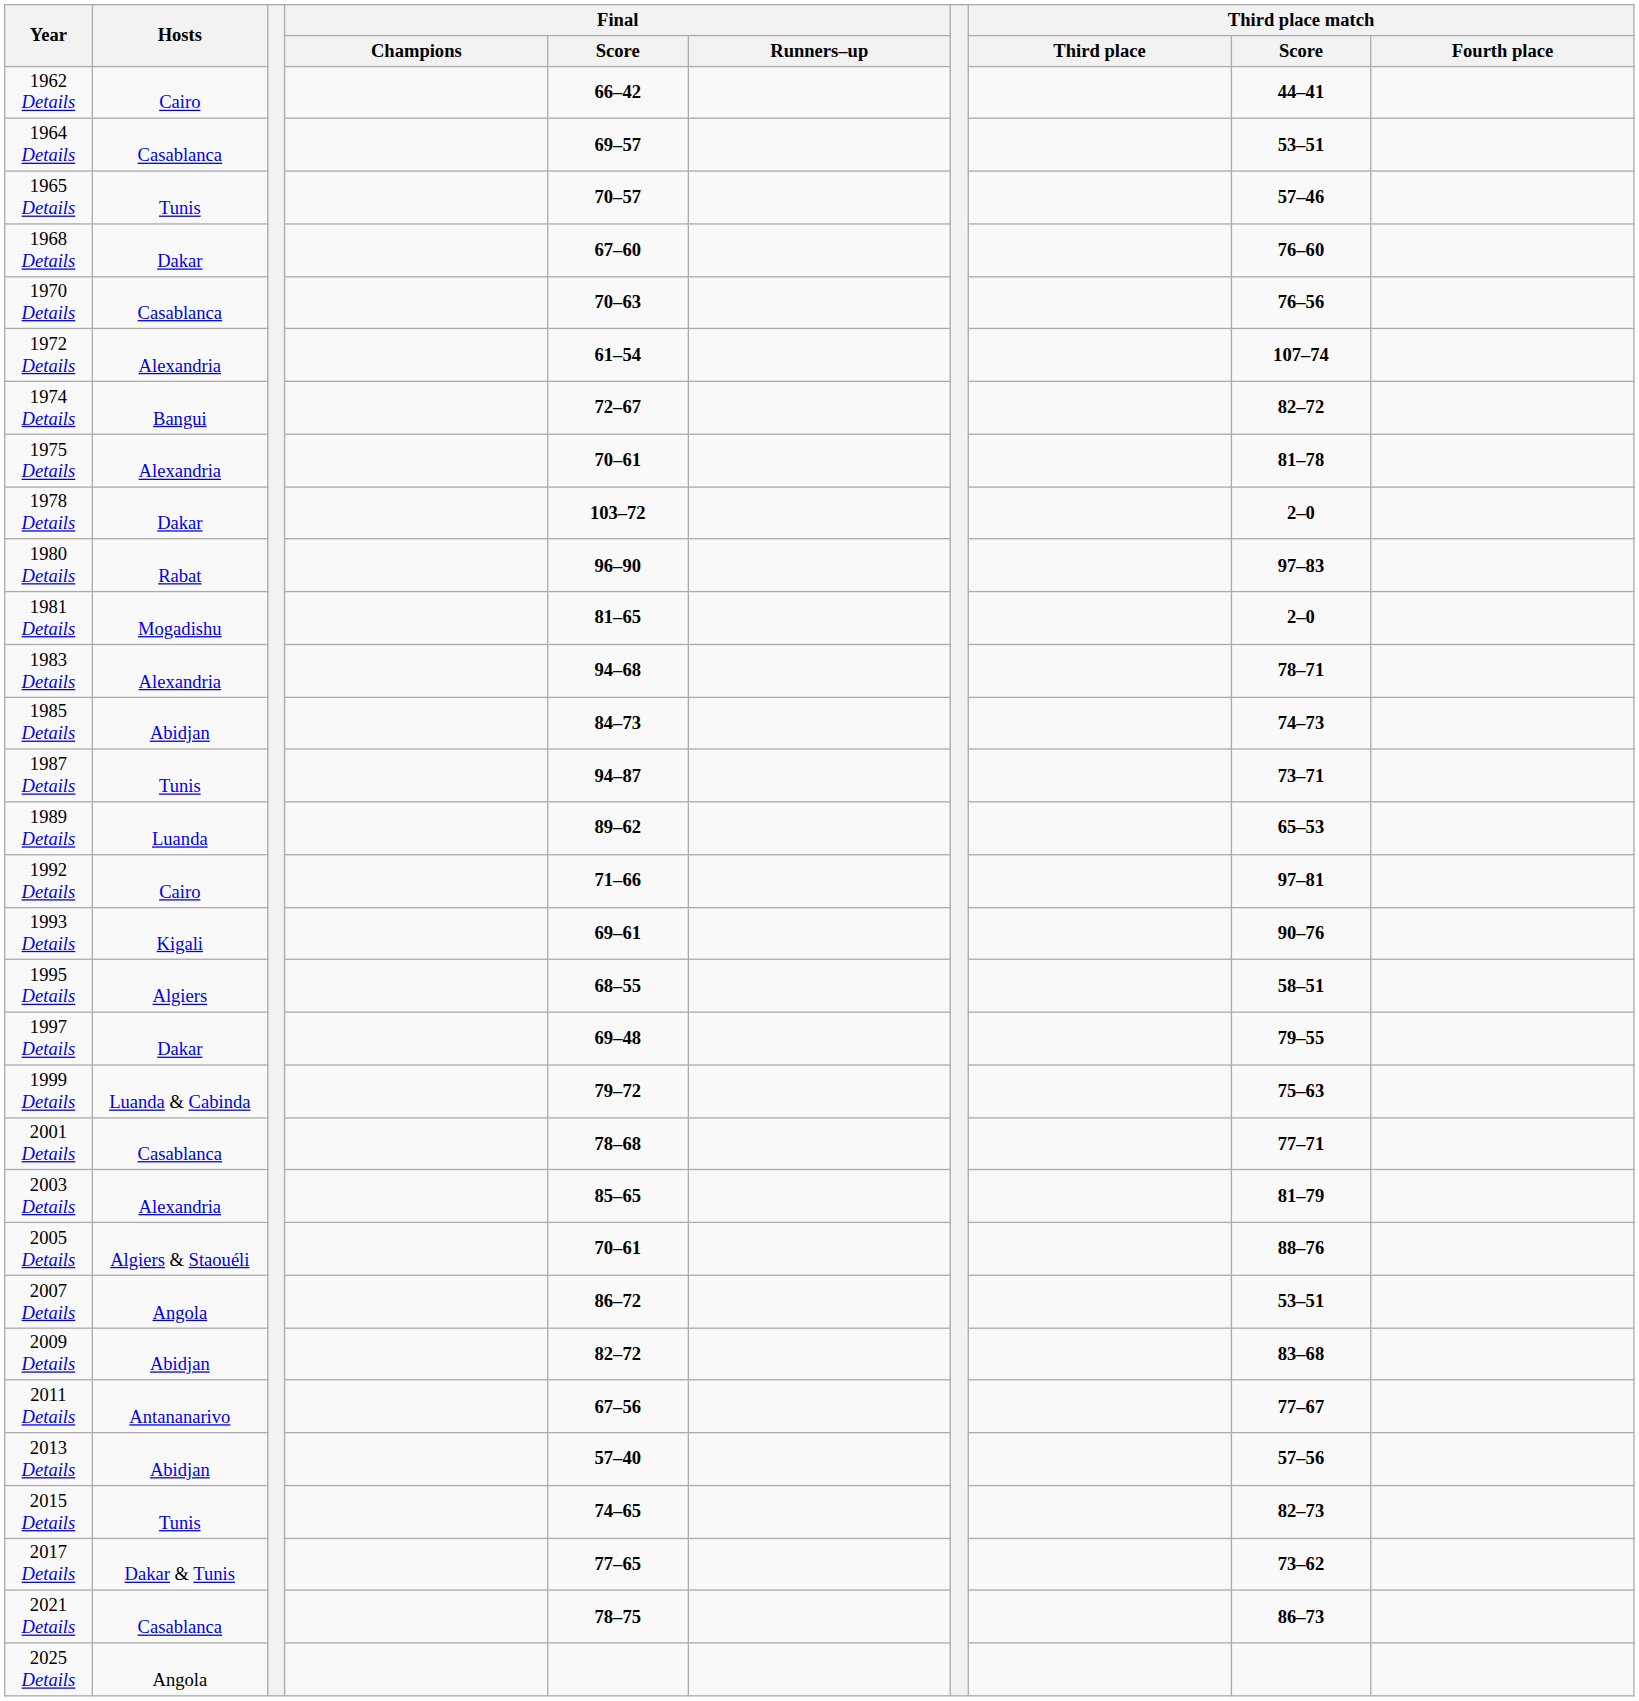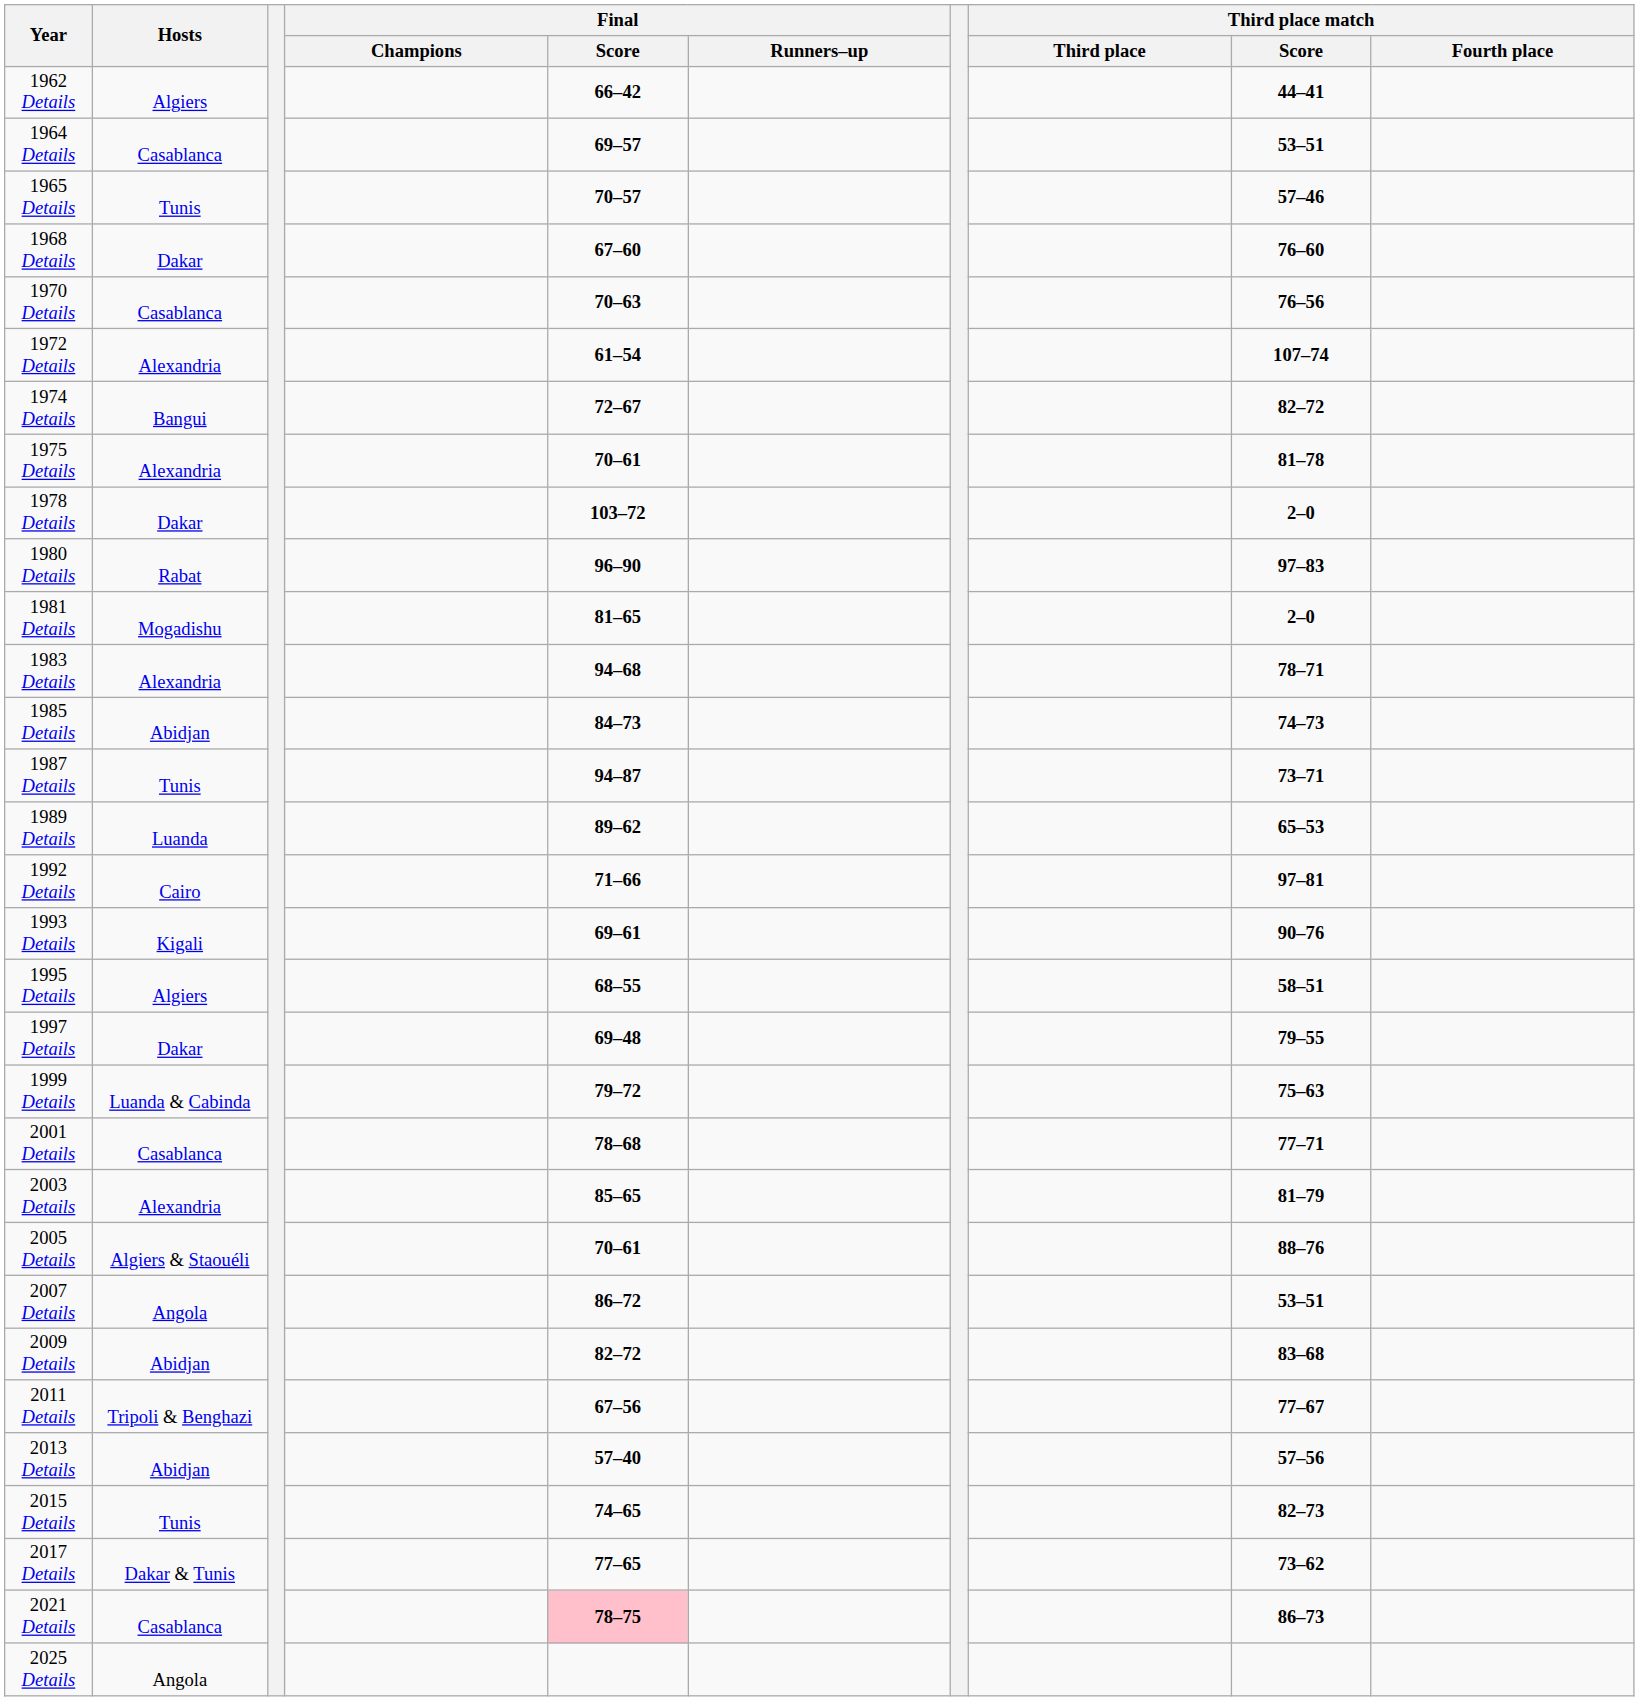(180, 103) Cairo -> (180, 103) Algiers
(180, 1417) Antananarivo -> (180, 1417) Tripoli & Benghazi
(618, 1616) no background -> (618, 1616) pink background
